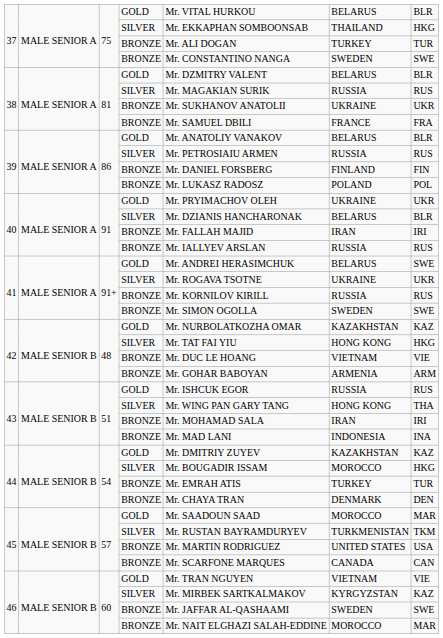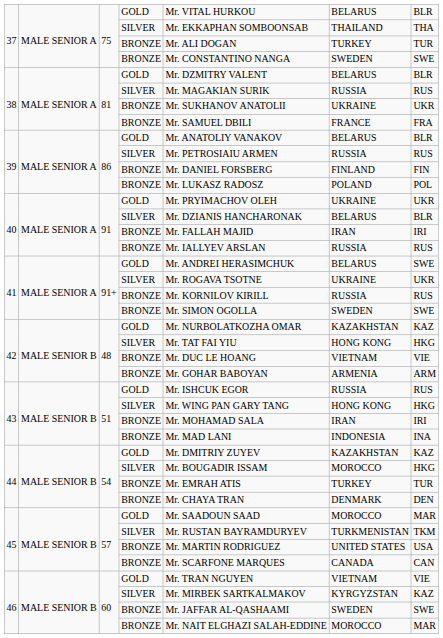(424, 28) HKG -> (424, 28) THA
(424, 405) THA -> (424, 405) HKG
